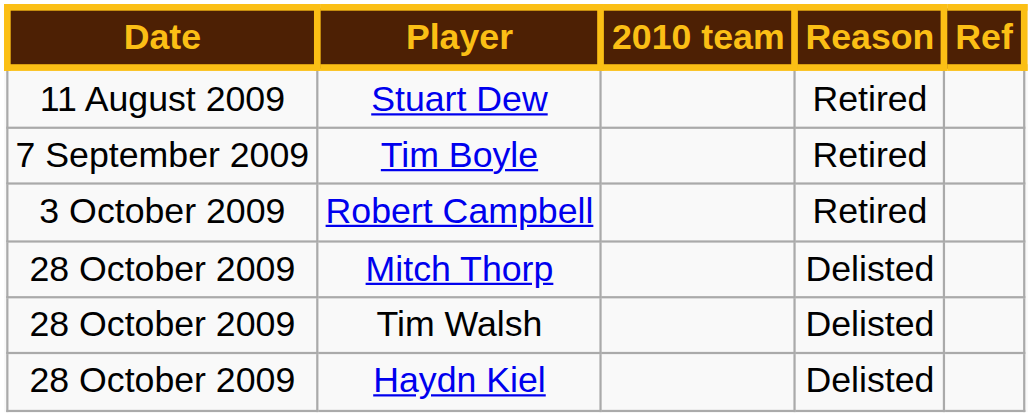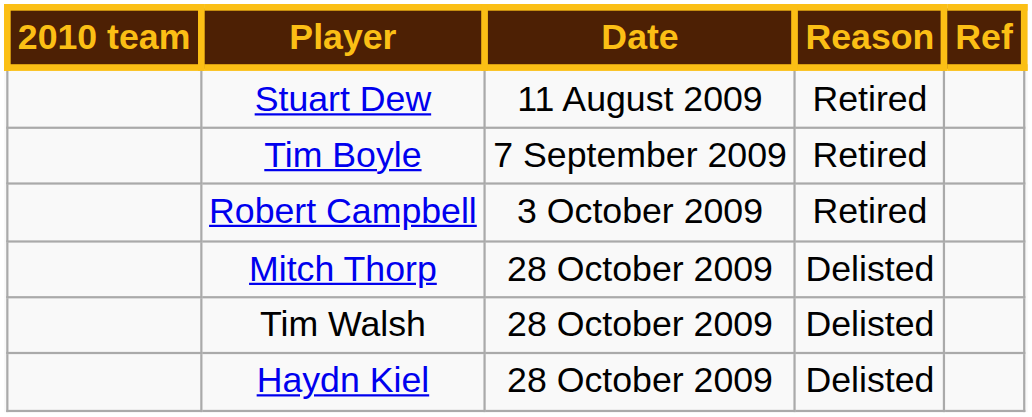columns swapped: (162, 37) <-> (698, 37)
